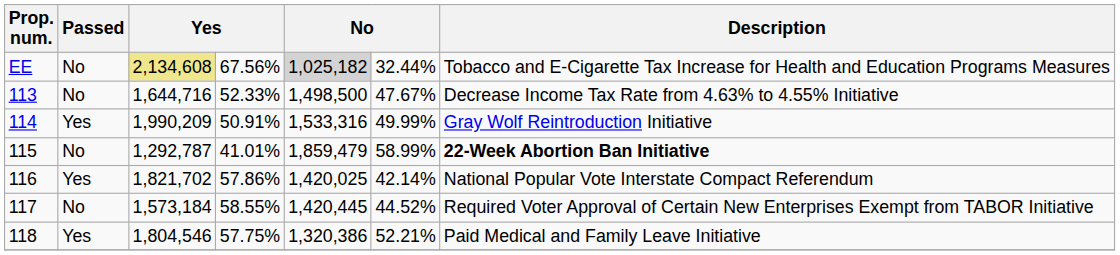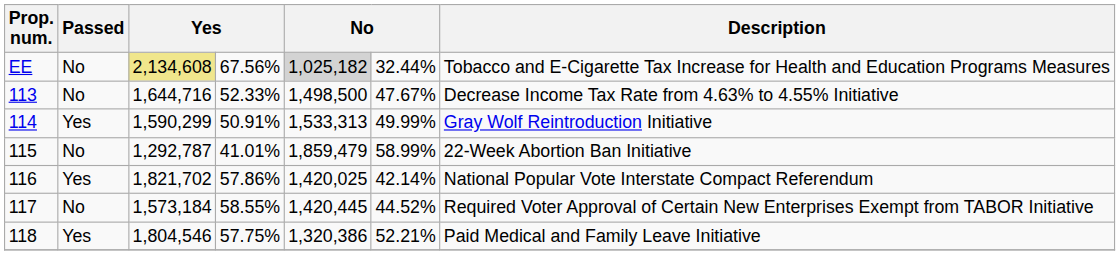(172, 123) 1,990,209 -> (172, 123) 1,590,299
(328, 123) 1,533,316 -> (328, 123) 1,533,313
(577, 151) bold -> (568, 151) normal
